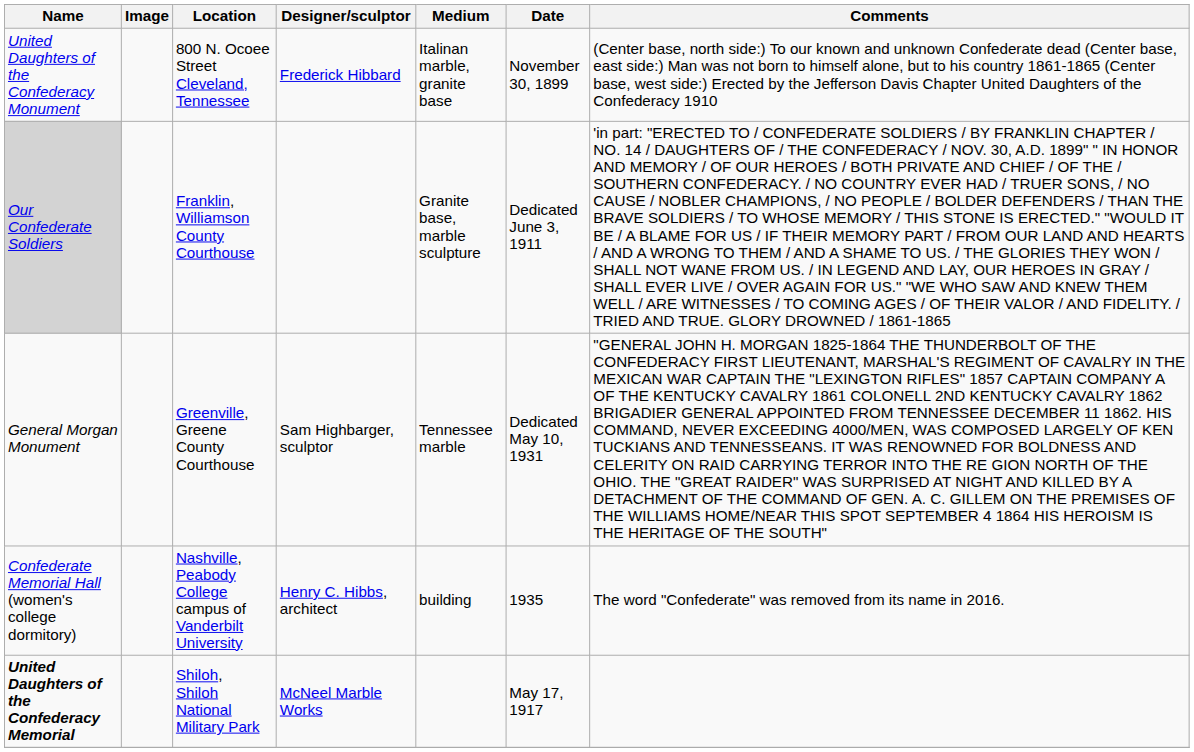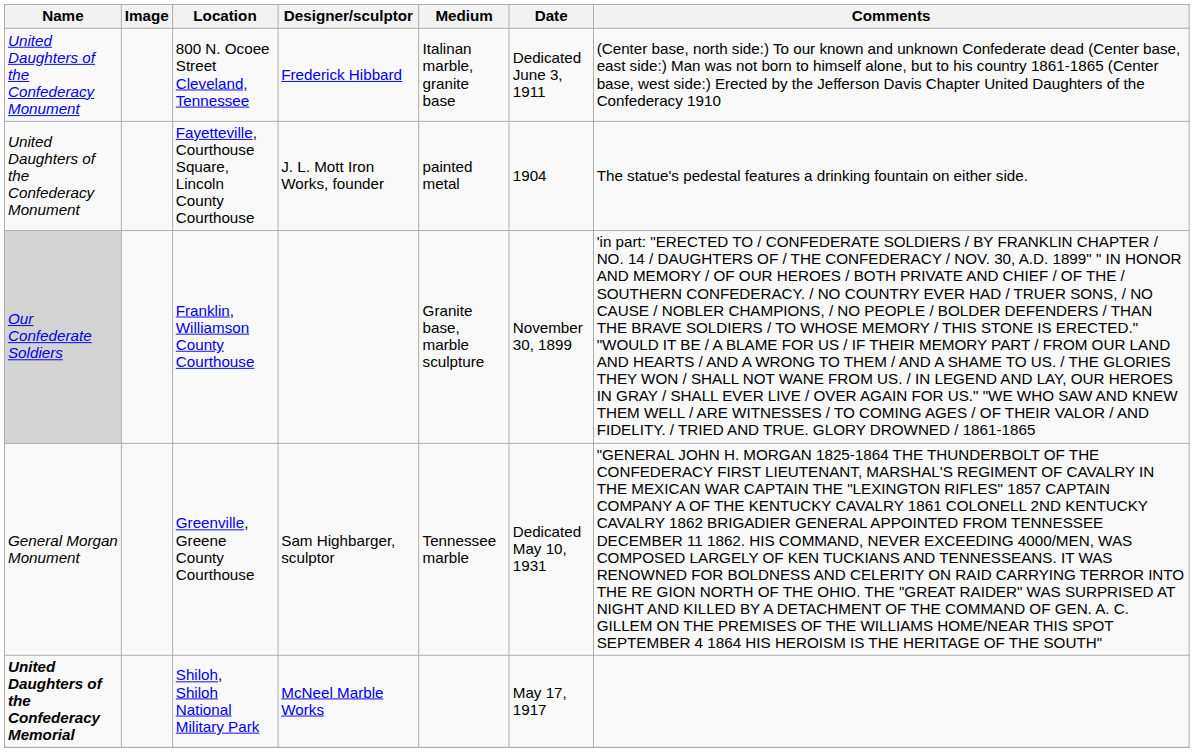(544, 74) November 30, 1899 -> (547, 74) Dedicated June 3, 1911
+ row: (216, 175)
(544, 227) Dedicated June 3, 1911 -> (548, 336) November 30, 1899
- row: (211, 600)
